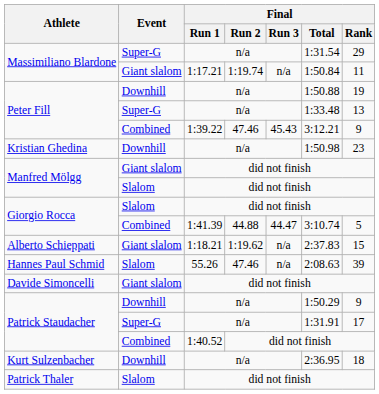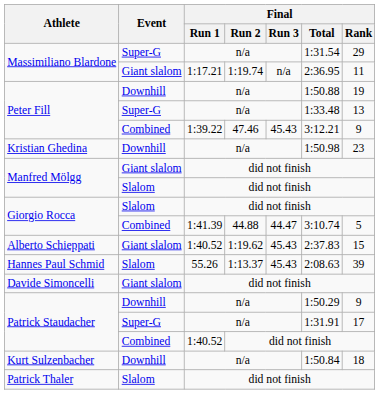(322, 72) 1:50.84 -> (322, 72) 2:36.95
(205, 245) 1:18.21 -> (205, 245) 1:40.52
(284, 245) n/a -> (284, 245) 45.43
(246, 264) 47.46 -> (246, 264) 1:13.37
(284, 264) n/a -> (284, 264) 45.43
(322, 360) 2:36.95 -> (322, 360) 1:50.84
